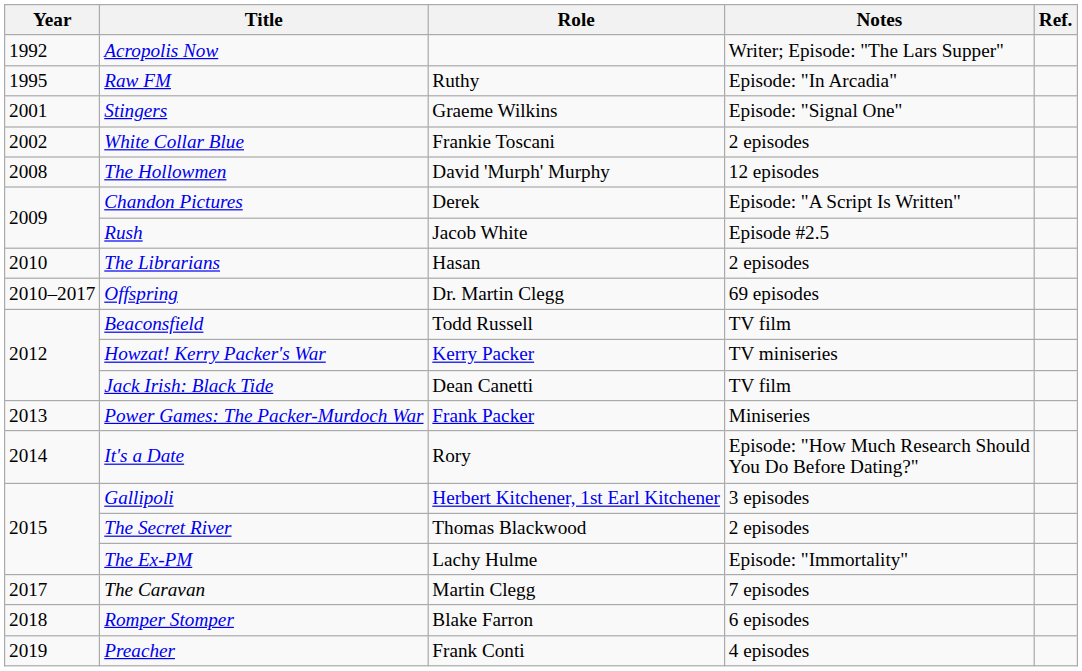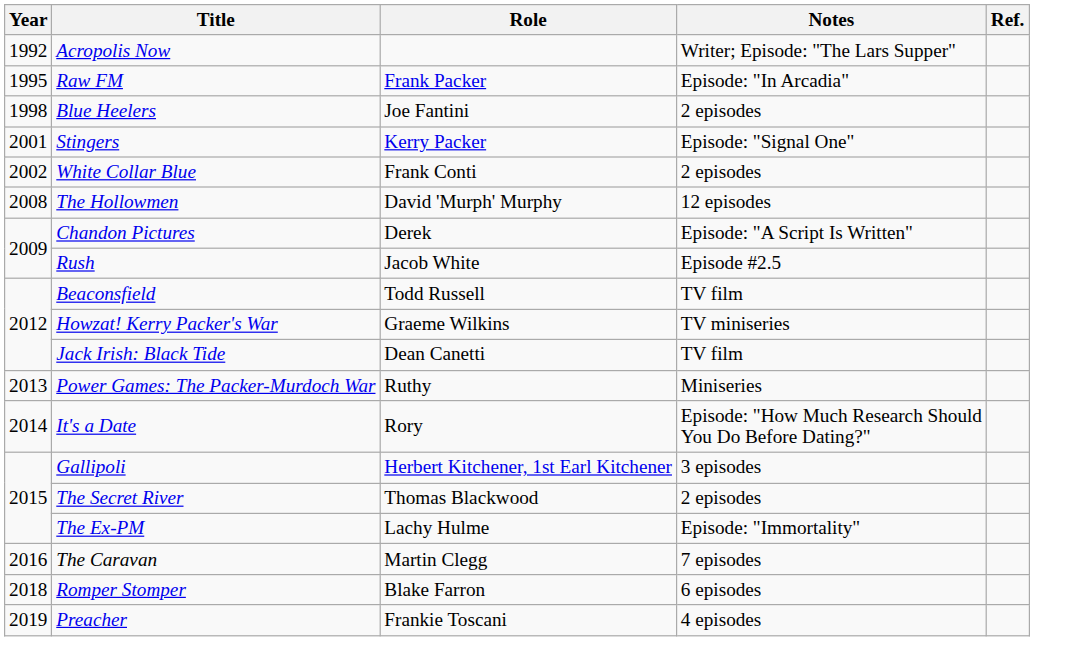(456, 80) Ruthy -> (435, 80) Frank Packer
+ row: (106, 111)
(495, 111) Graeme Wilkins -> (435, 141) Kerry Packer
(494, 141) Frankie Toscani -> (430, 171) Frank Conti
- row: (162, 263)
- row: (141, 293)
(483, 354) Kerry Packer -> (447, 324) Graeme Wilkins
(483, 415) Frank Packer -> (408, 385) Ruthy
(28, 589) 2017 -> (28, 558) 2016
(478, 650) Frank Conti -> (446, 619) Frankie Toscani
